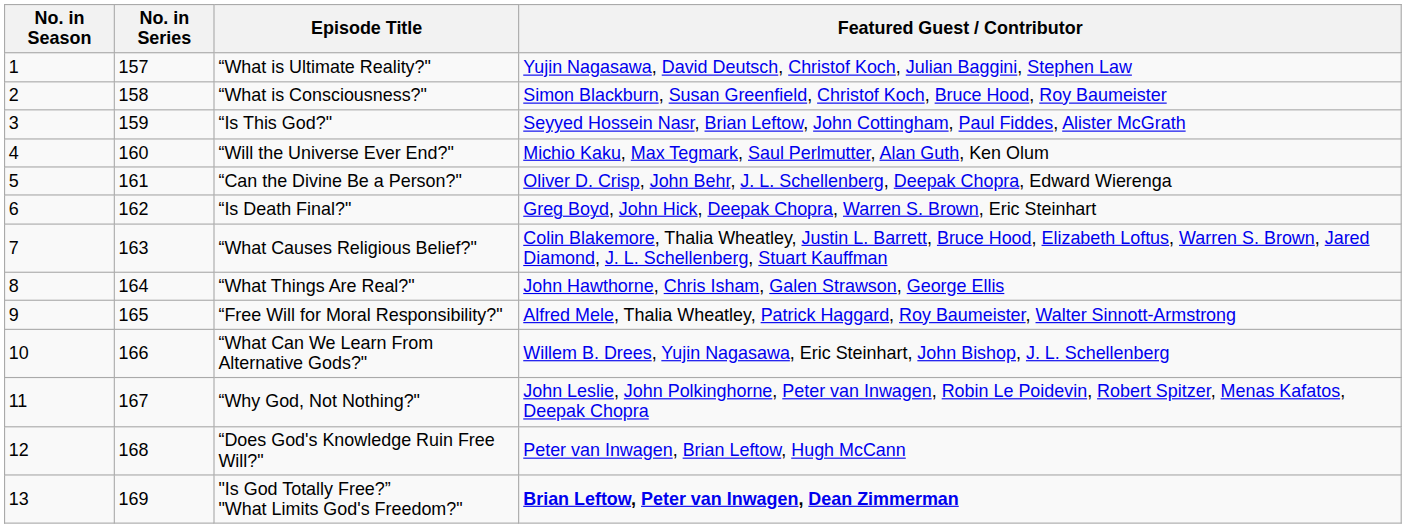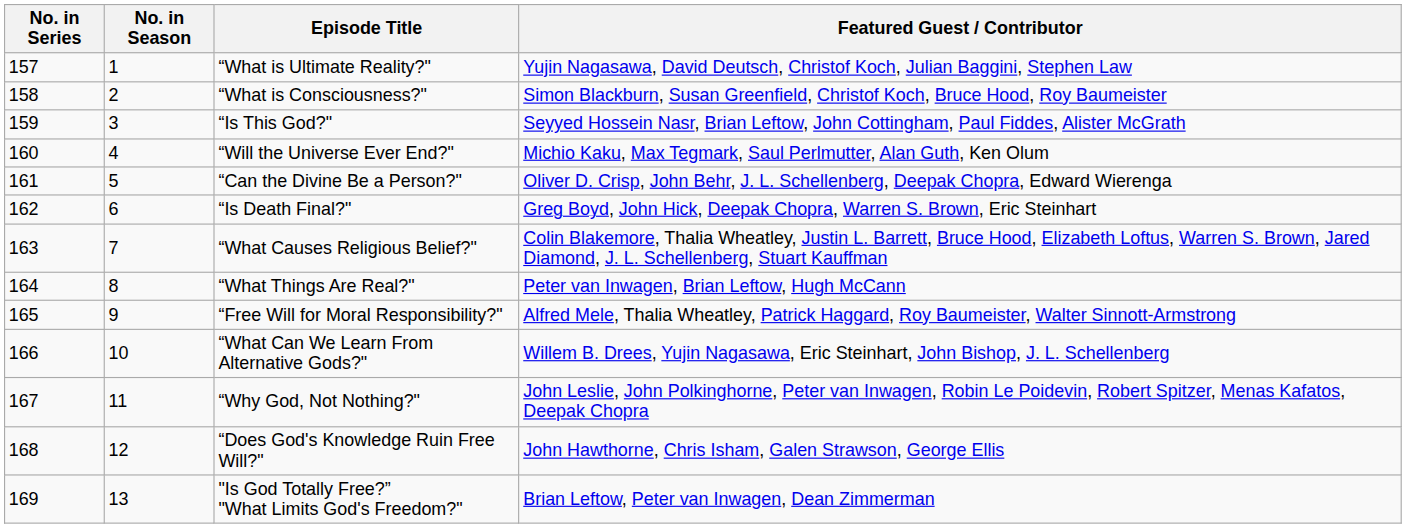columns swapped: (164, 28) <-> (59, 28)
(764, 286) John Hawthorne, Chris Isham, Galen Strawson, George Ellis -> (715, 286) Peter van Inwagen, Brian Leftow, Hugh McCann
(715, 450) Peter van Inwagen, Brian Leftow, Hugh McCann -> (764, 450) John Hawthorne, Chris Isham, Galen Strawson, George Ellis
(741, 499) bold -> (729, 499) normal
